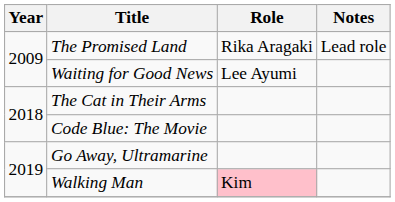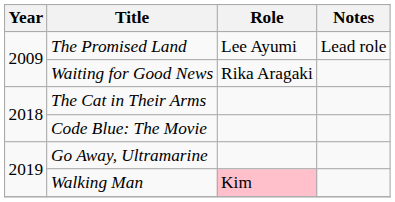(267, 45) Rika Aragaki -> (259, 45) Lee Ayumi
(259, 73) Lee Ayumi -> (267, 73) Rika Aragaki
